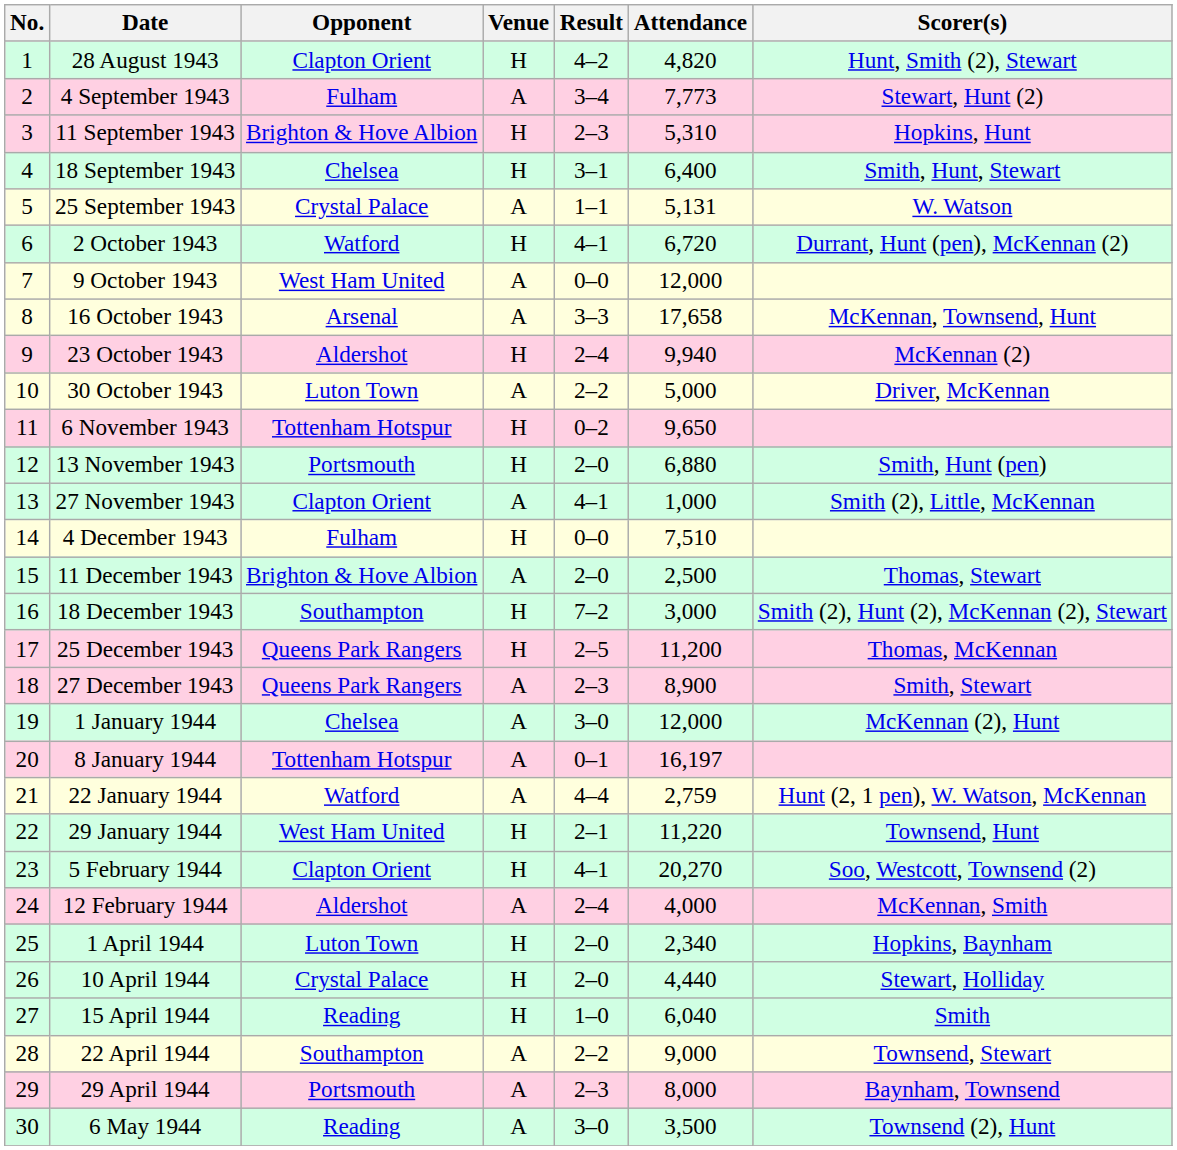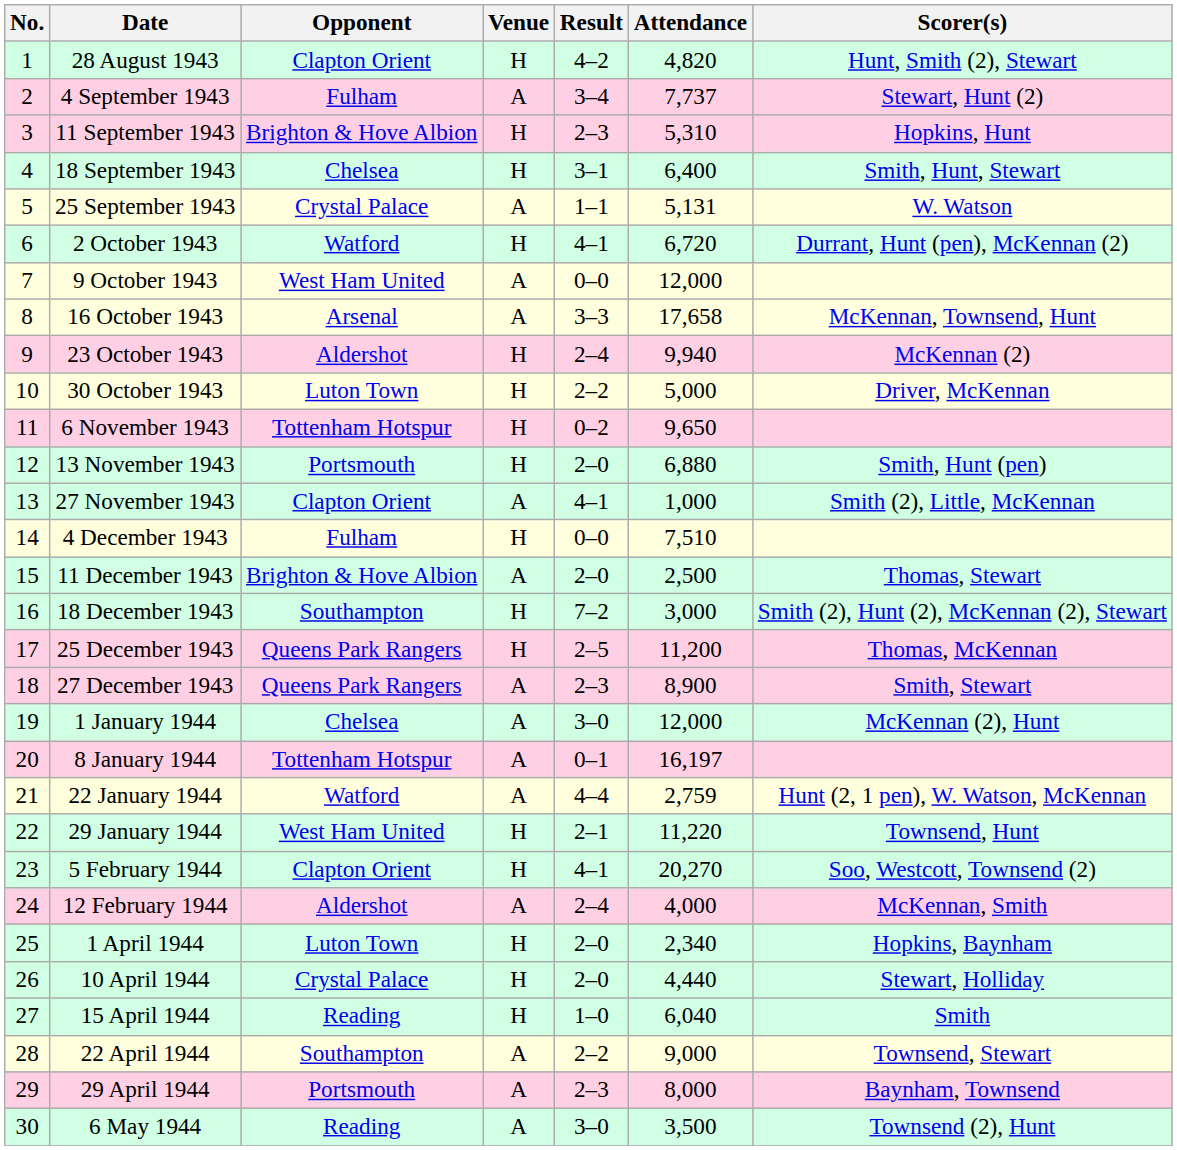(690, 96) 7,773 -> (690, 96) 7,737
(519, 390) A -> (519, 390) H
